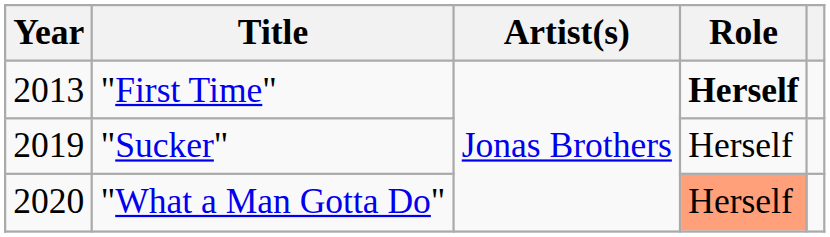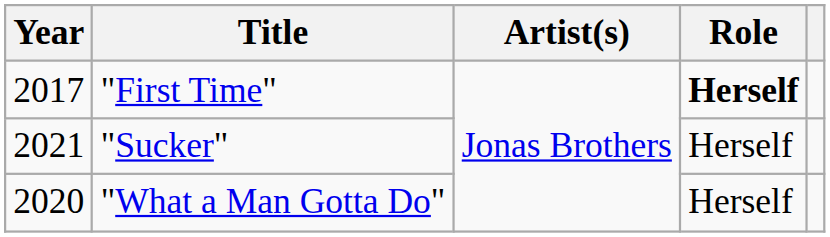(49, 88) 2013 -> (49, 88) 2017
(49, 145) 2019 -> (49, 145) 2021
(741, 201) lightsalmon background -> (741, 201) no background
